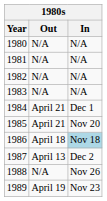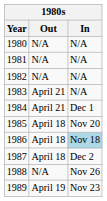(40, 92) N/A -> (48, 92) April 21
(48, 124) April 21 -> (48, 124) April 18
(48, 156) April 13 -> (48, 156) April 18
